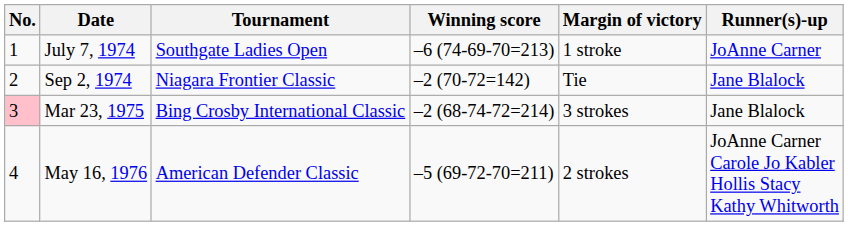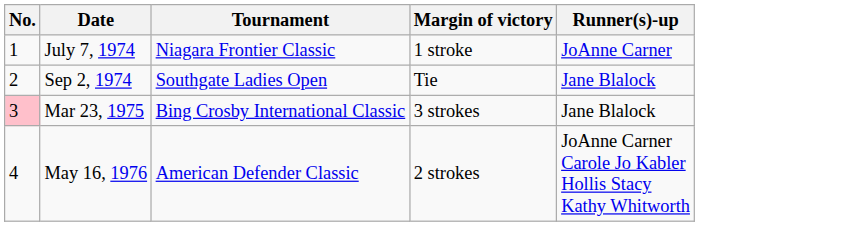- column: (484, 19)
(241, 50) Southgate Ladies Open -> (245, 50) Niagara Frontier Classic
(245, 80) Niagara Frontier Classic -> (241, 80) Southgate Ladies Open
